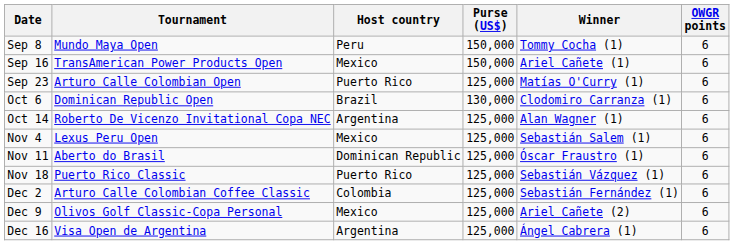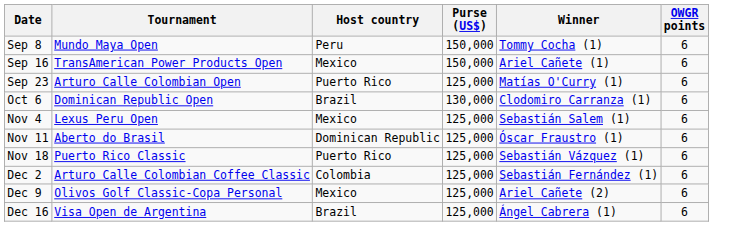- row: (28, 120)
(367, 231) Argentina -> (336, 213) Brazil
